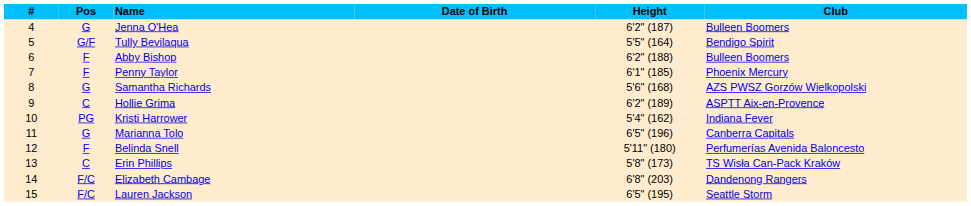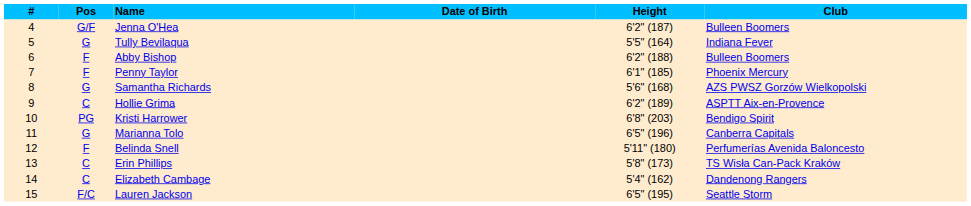(86, 27) G -> (86, 27) G/F
(86, 42) G/F -> (86, 42) G
(740, 42) Bendigo Spirit -> (739, 42) Indiana Fever
(650, 118) 5'4" (162) -> (650, 118) 6'8" (203)
(739, 118) Indiana Fever -> (740, 118) Bendigo Spirit
(86, 179) F/C -> (86, 179) C
(650, 179) 6'8" (203) -> (650, 179) 5'4" (162)
